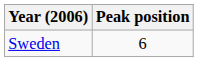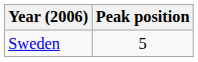(143, 43) 6 -> (143, 43) 5
